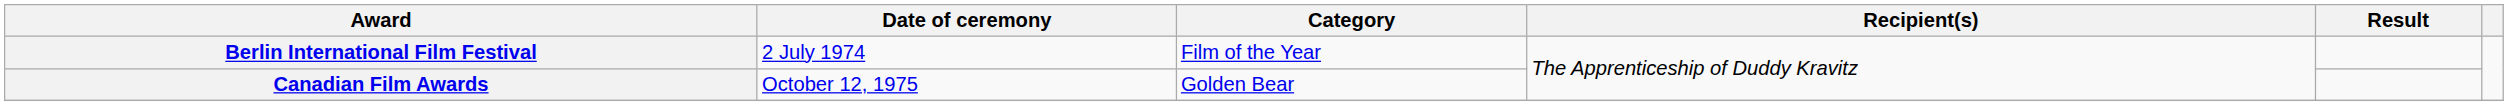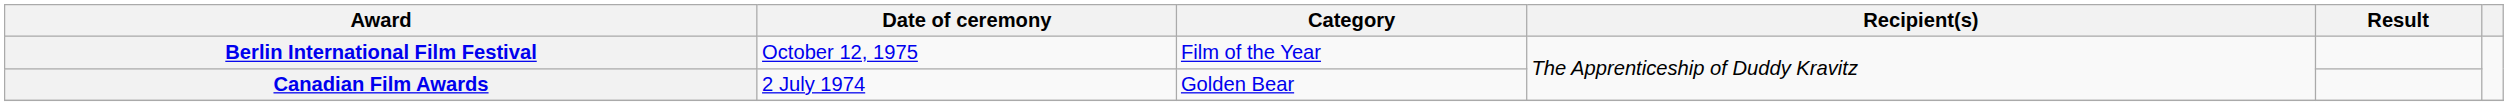(814, 52) 2 July 1974 -> (840, 52) October 12, 1975
(840, 84) October 12, 1975 -> (814, 84) 2 July 1974
